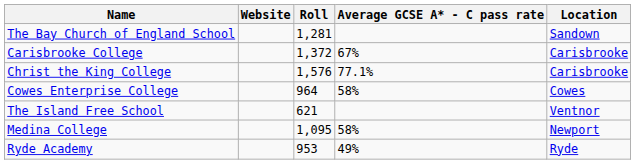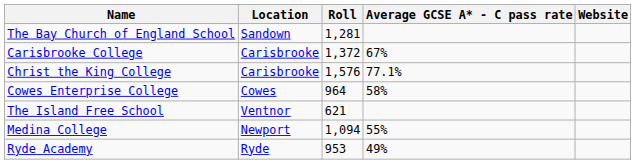columns swapped: (589, 14) <-> (266, 14)
(314, 130) 1,095 -> (343, 130) 1,094
(348, 130) 58% -> (377, 130) 55%
